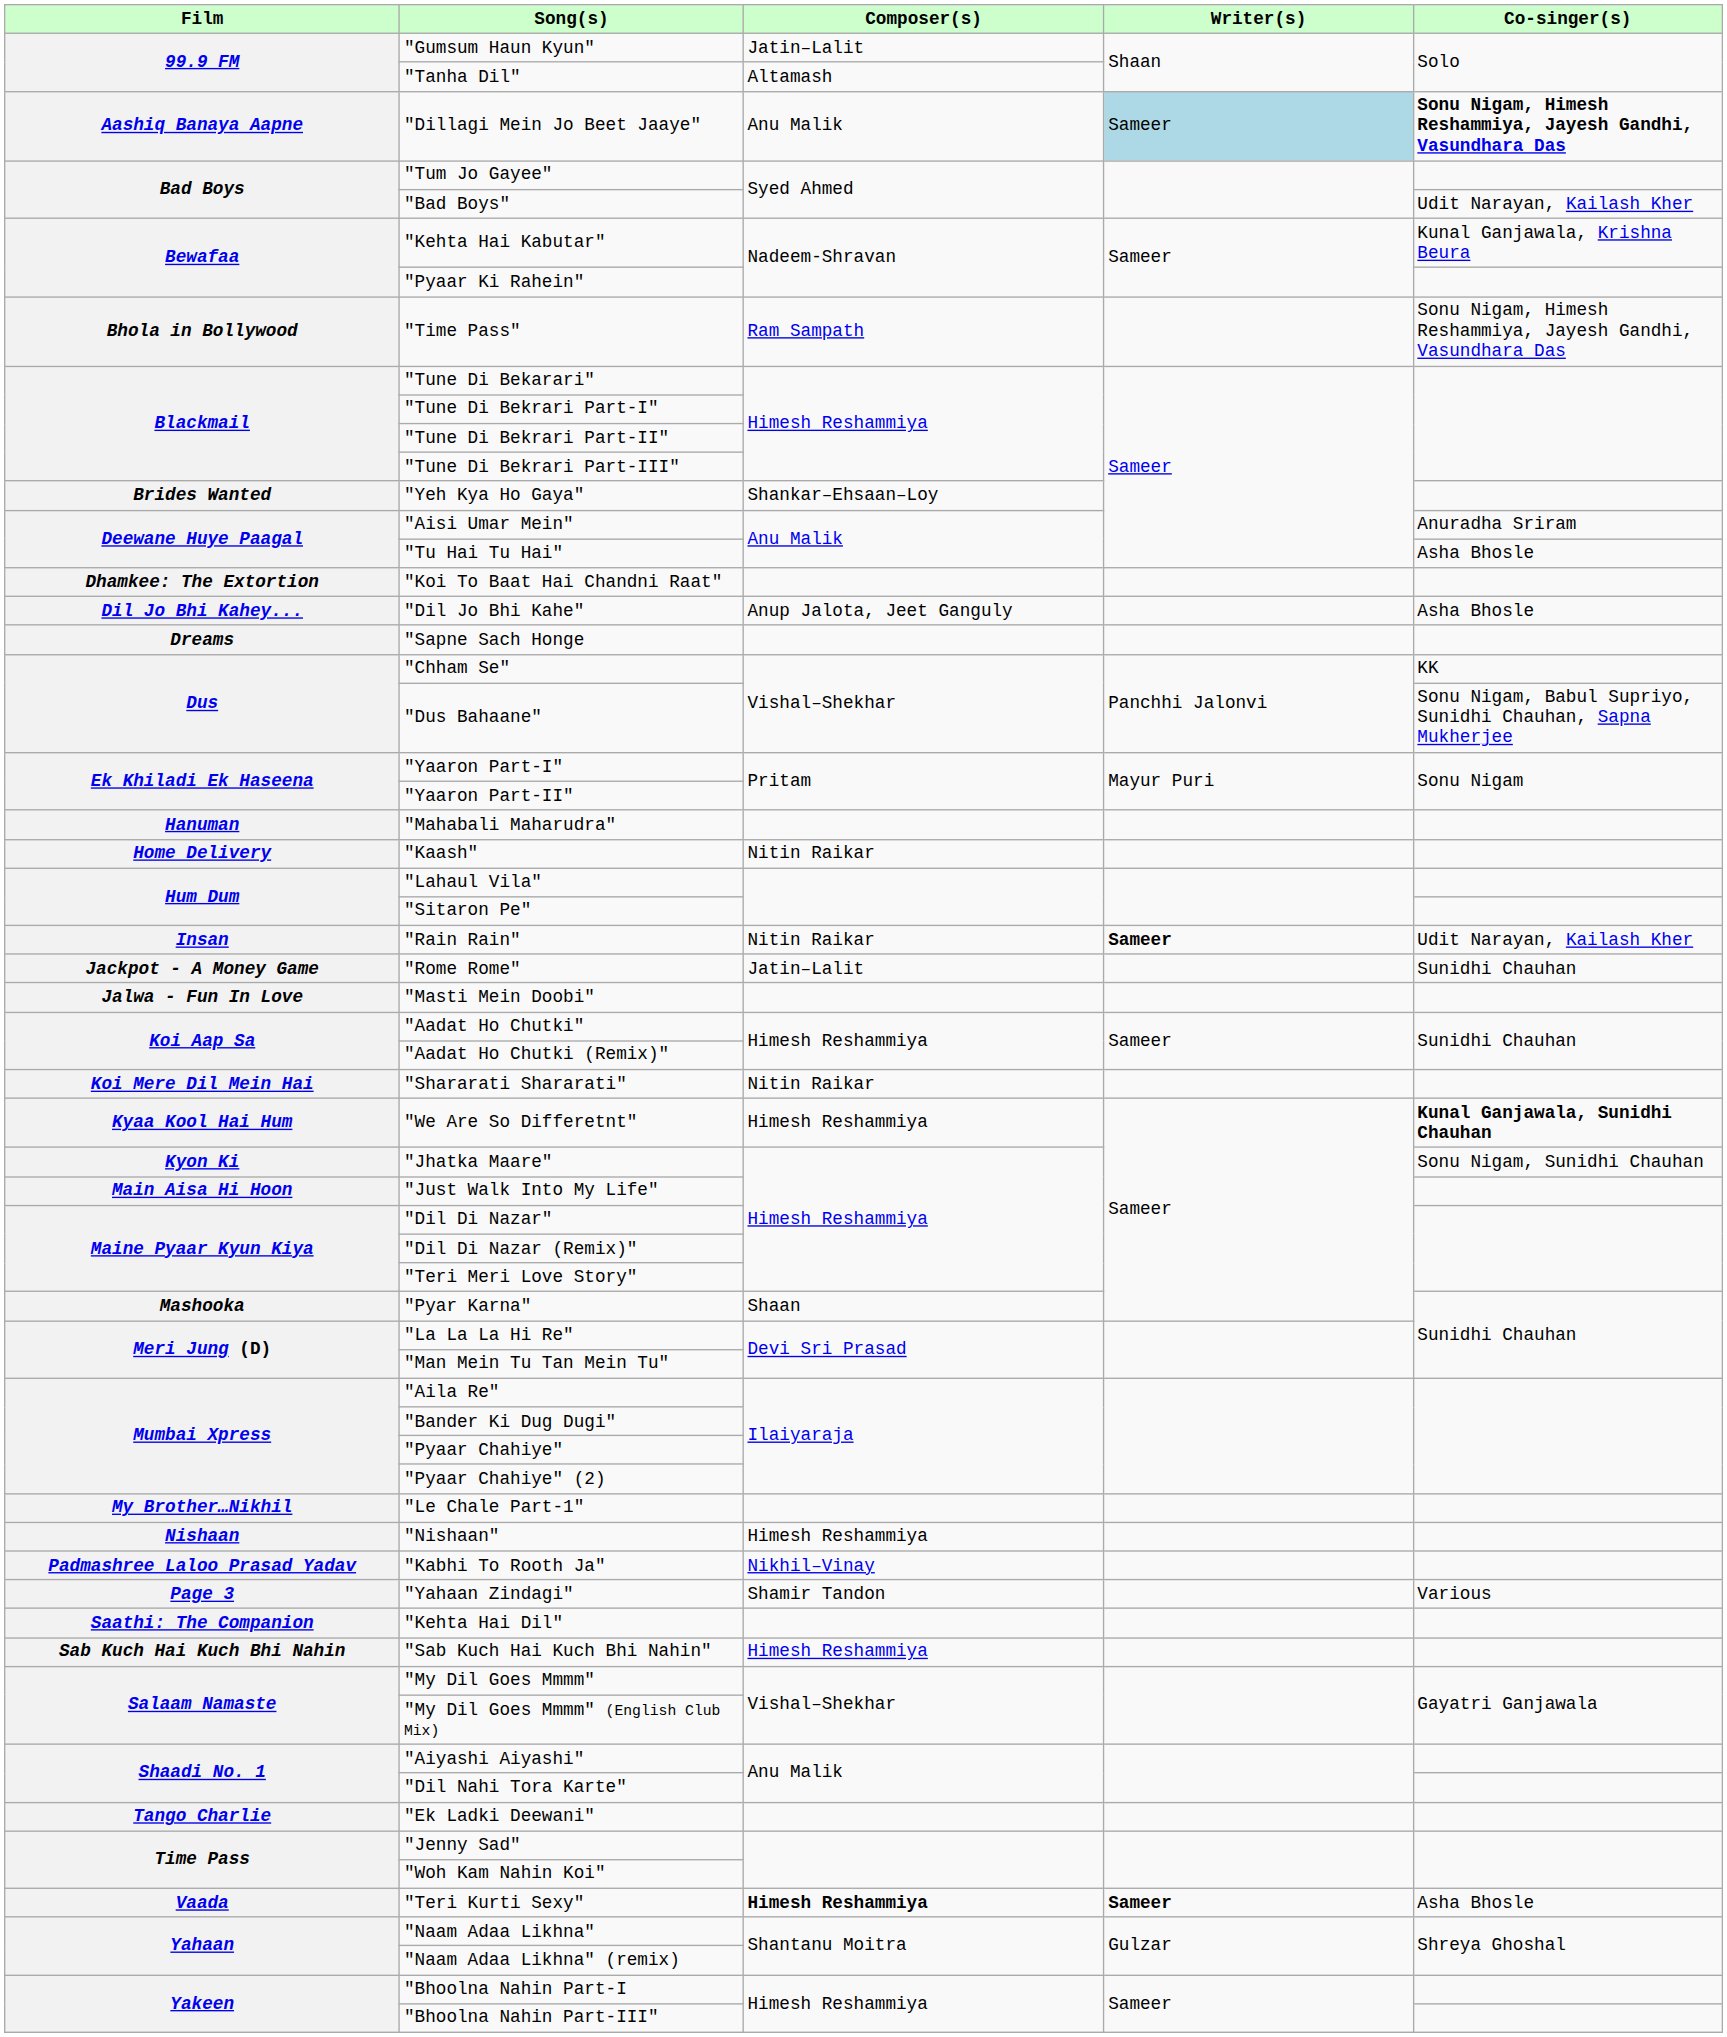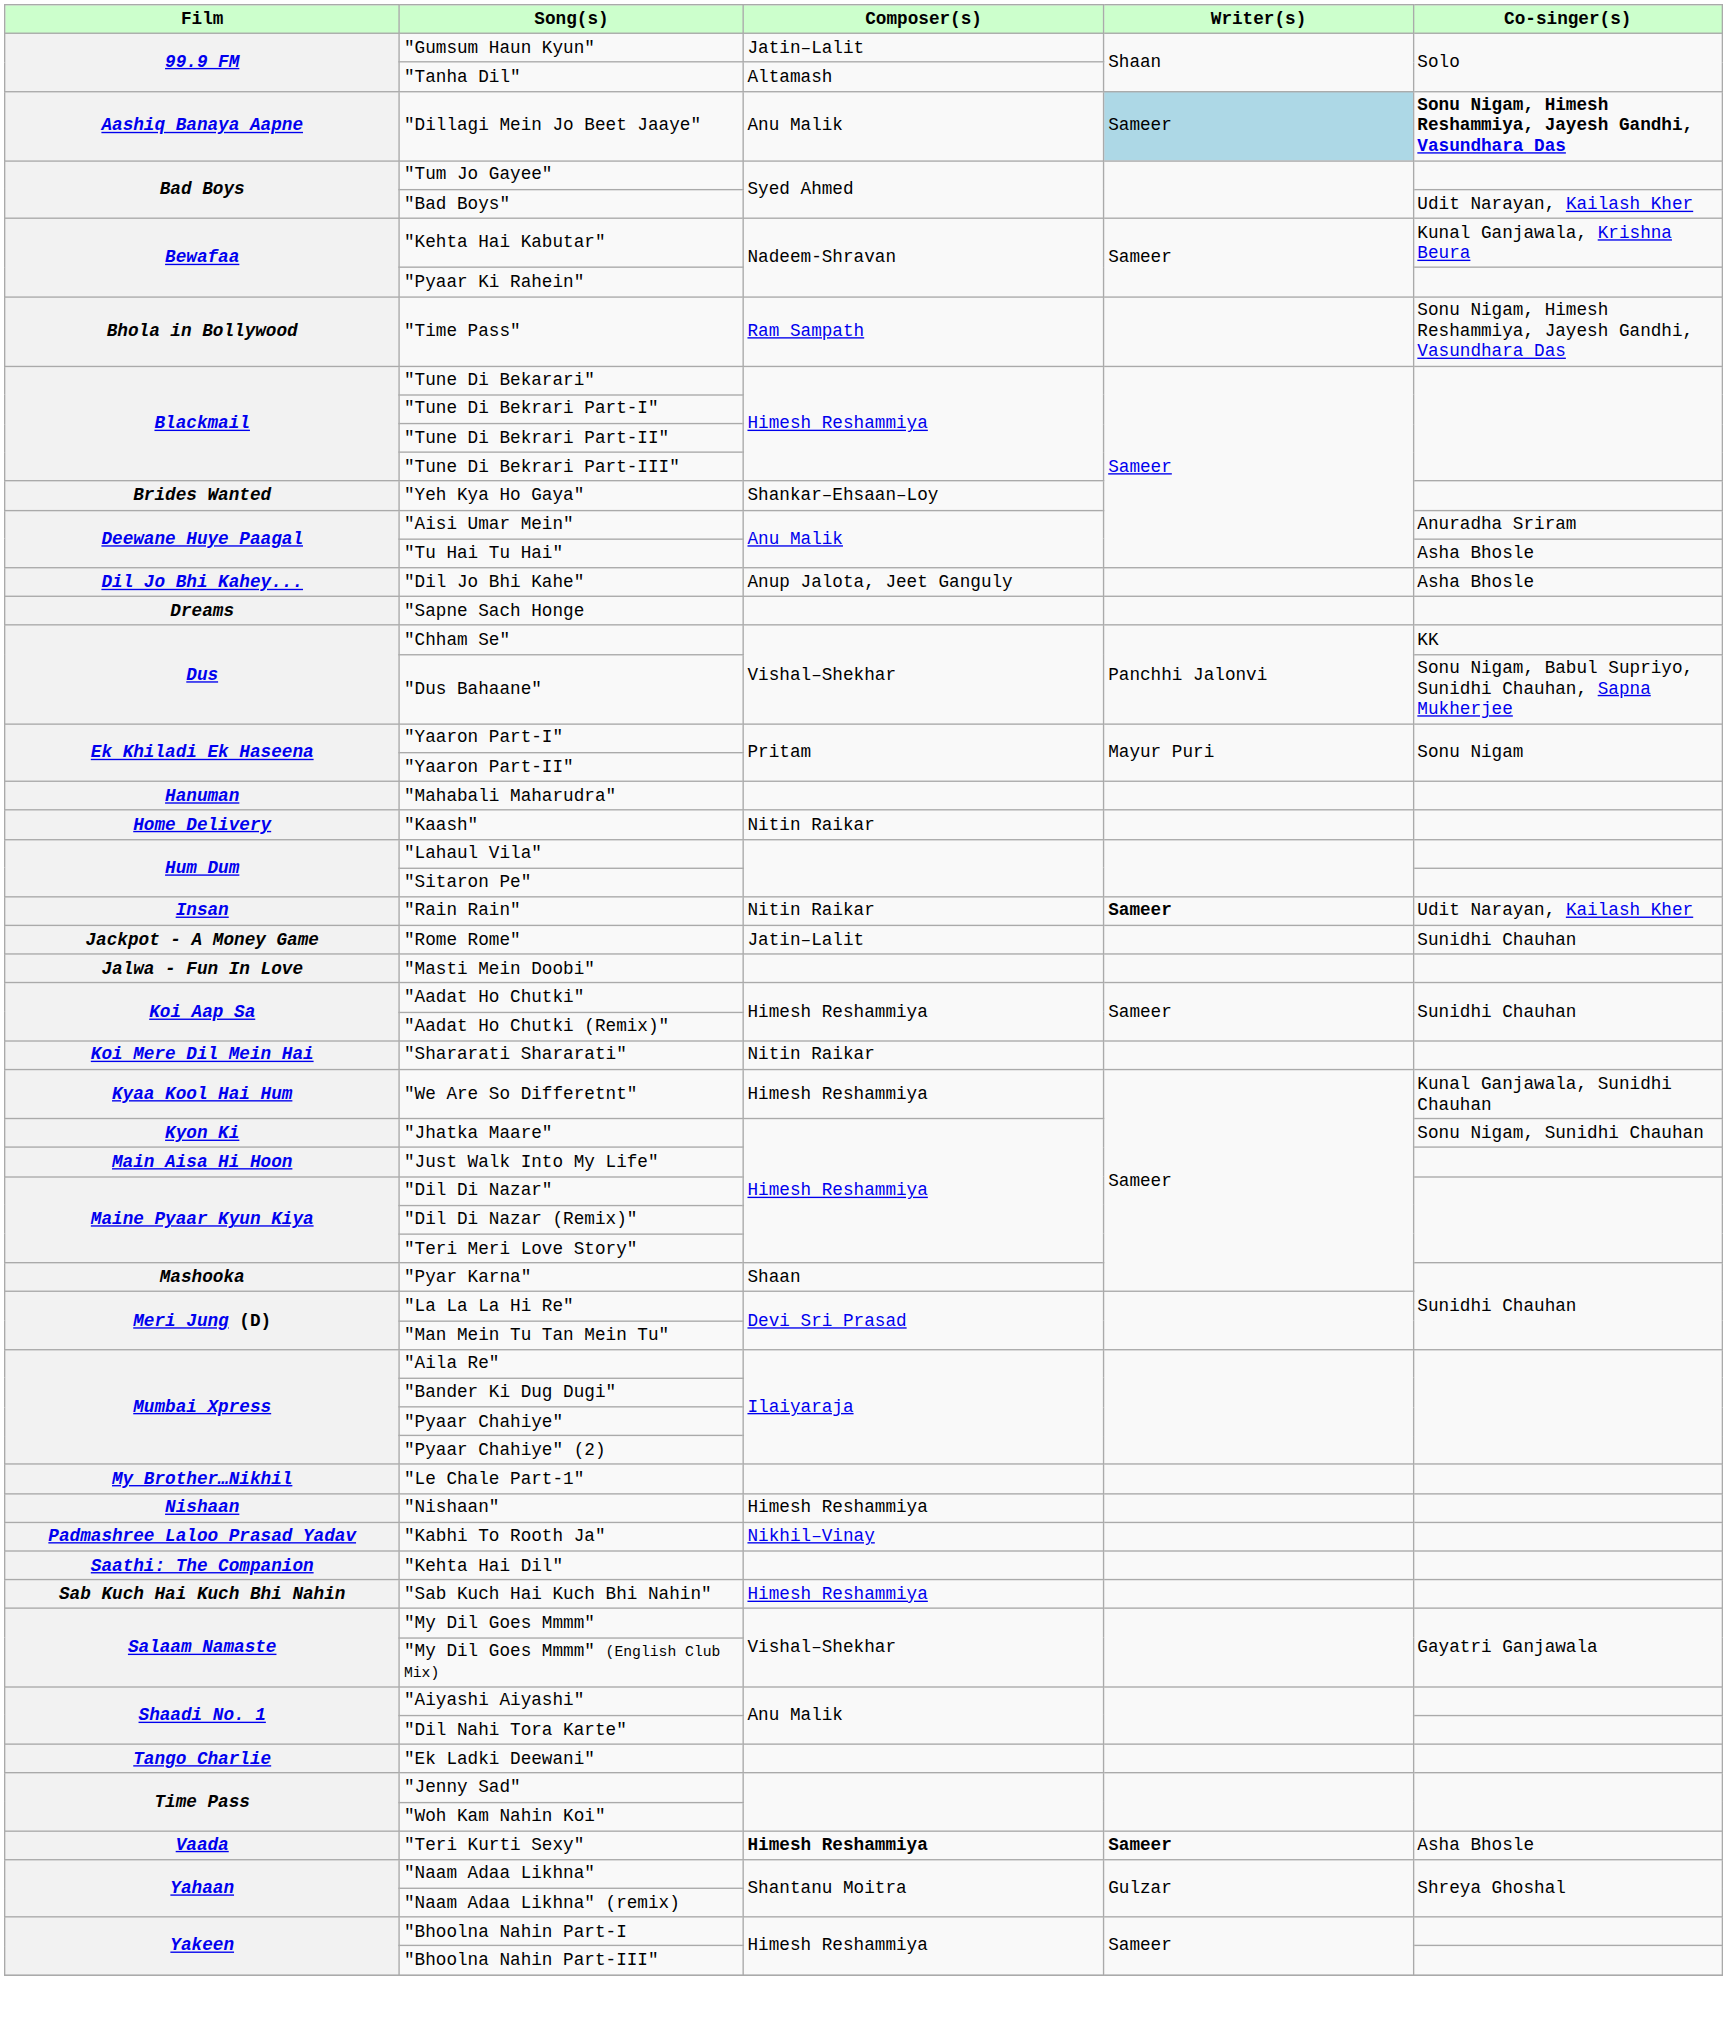- row: (563, 582)
(1545, 1123) bold -> (1545, 1094) normal
- row: (489, 1594)
